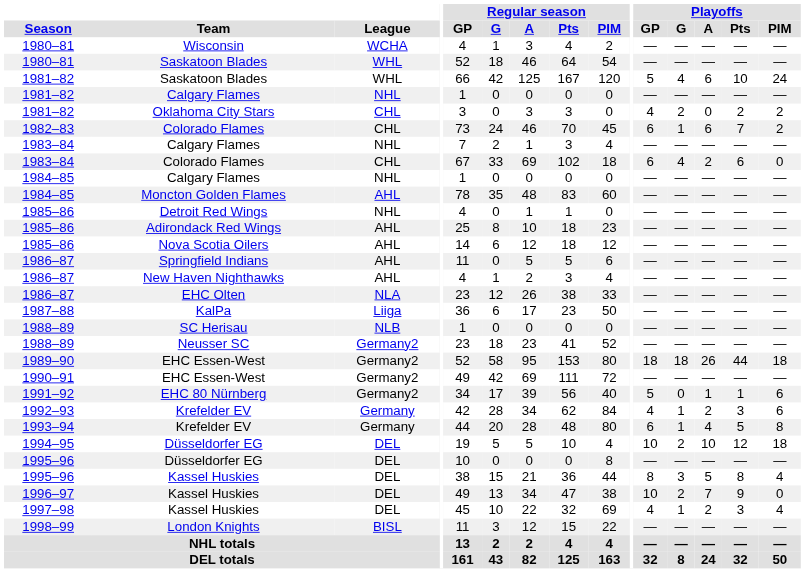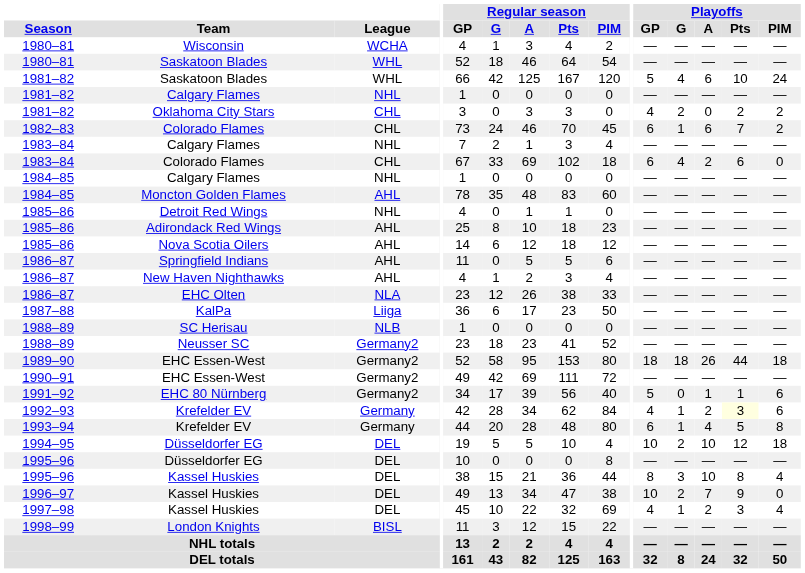(740, 410) no background -> (740, 410) lightyellow background
(708, 477) 5 -> (708, 477) 10
